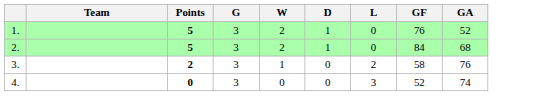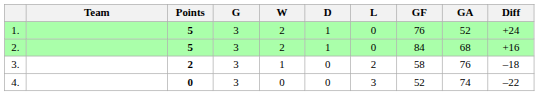+ column: (511, 13)
